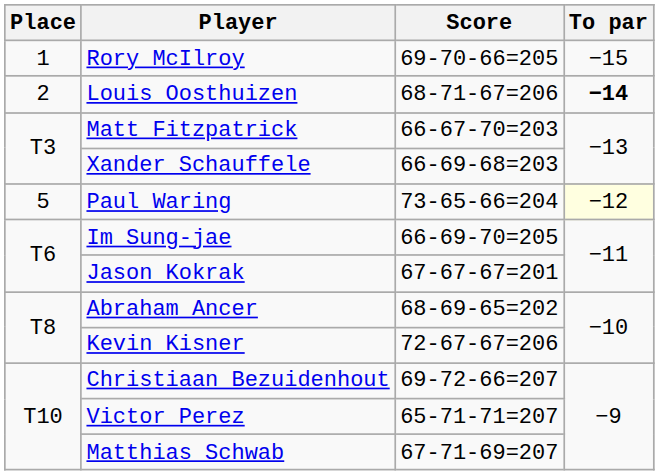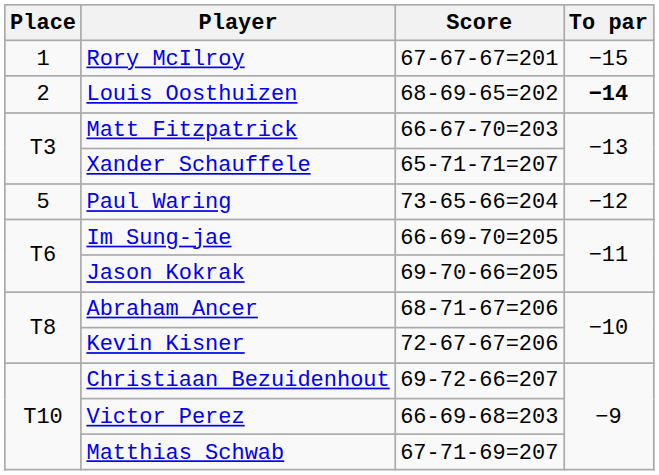(479, 59) 69-70-66=205 -> (479, 59) 67-67-67=201
(479, 94) 68-71-67=206 -> (479, 94) 68-69-65=202
(479, 166) 66-69-68=203 -> (479, 166) 65-71-71=207
(608, 202) lightyellow background -> (608, 202) no background
(479, 273) 67-67-67=201 -> (479, 273) 69-70-66=205
(479, 309) 68-69-65=202 -> (479, 309) 68-71-67=206
(479, 417) 65-71-71=207 -> (479, 417) 66-69-68=203
